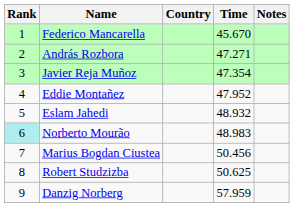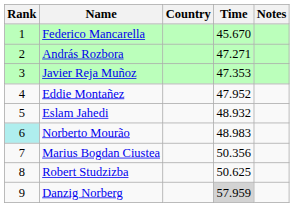(234, 73) 47.354 -> (234, 73) 47.353
(234, 152) 50.456 -> (234, 152) 50.356
(234, 192) no background -> (234, 192) lightgrey background
